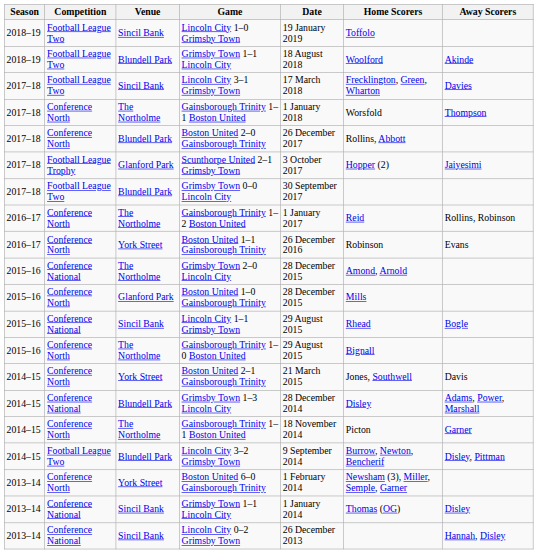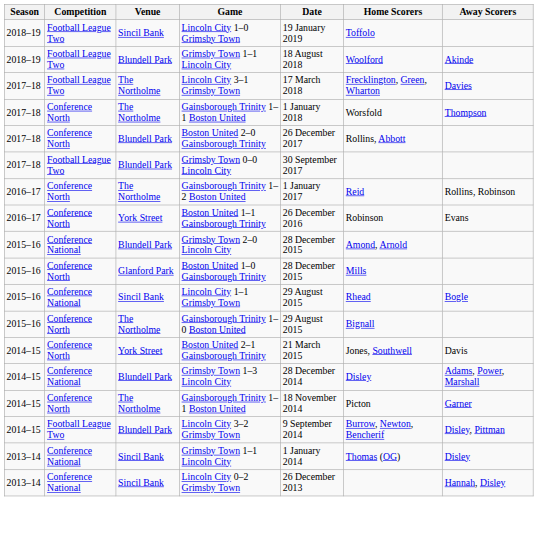(141, 86) Sincil Bank -> (139, 86) The Northolme
- row: (24, 165)
(139, 271) The Northolme -> (145, 244) Blundell Park
- row: (24, 483)
